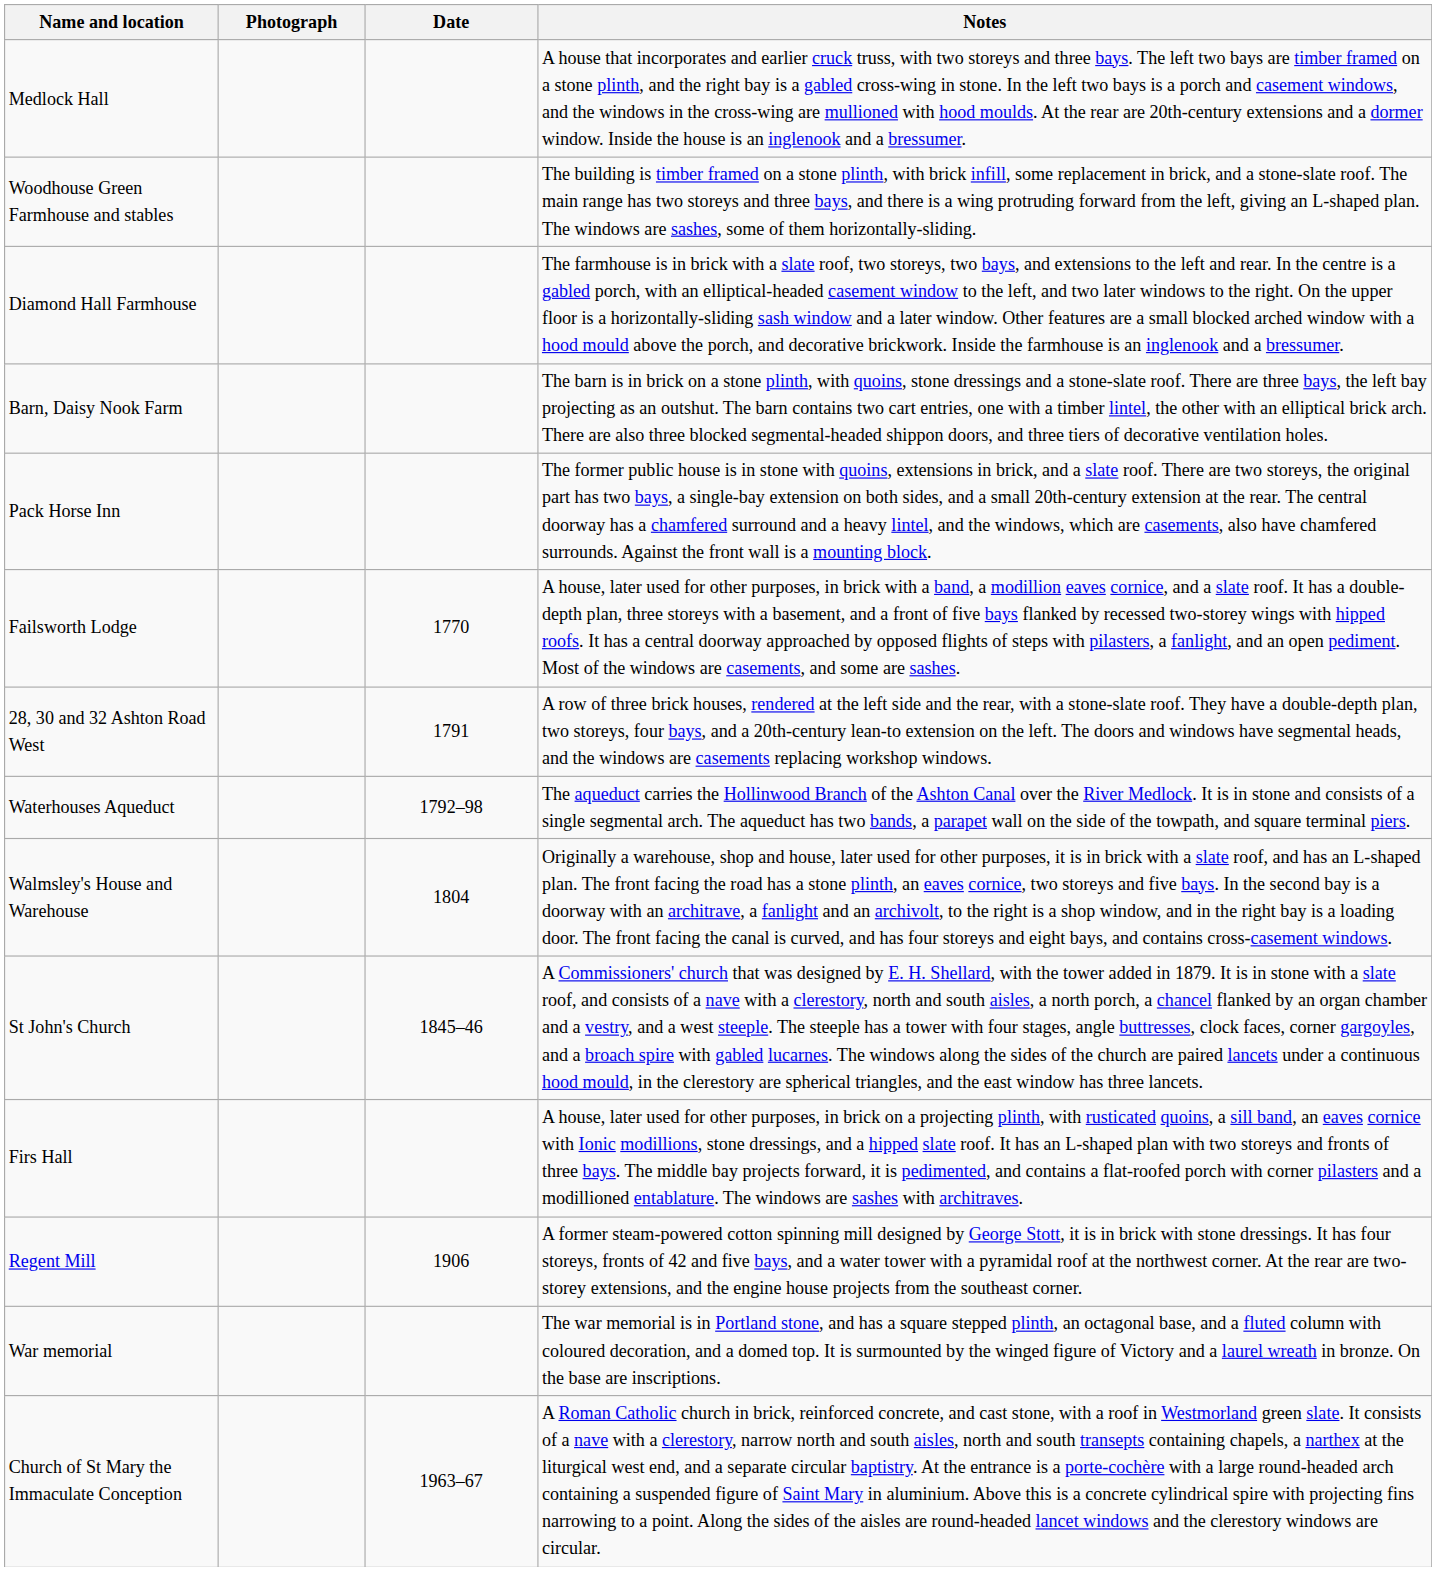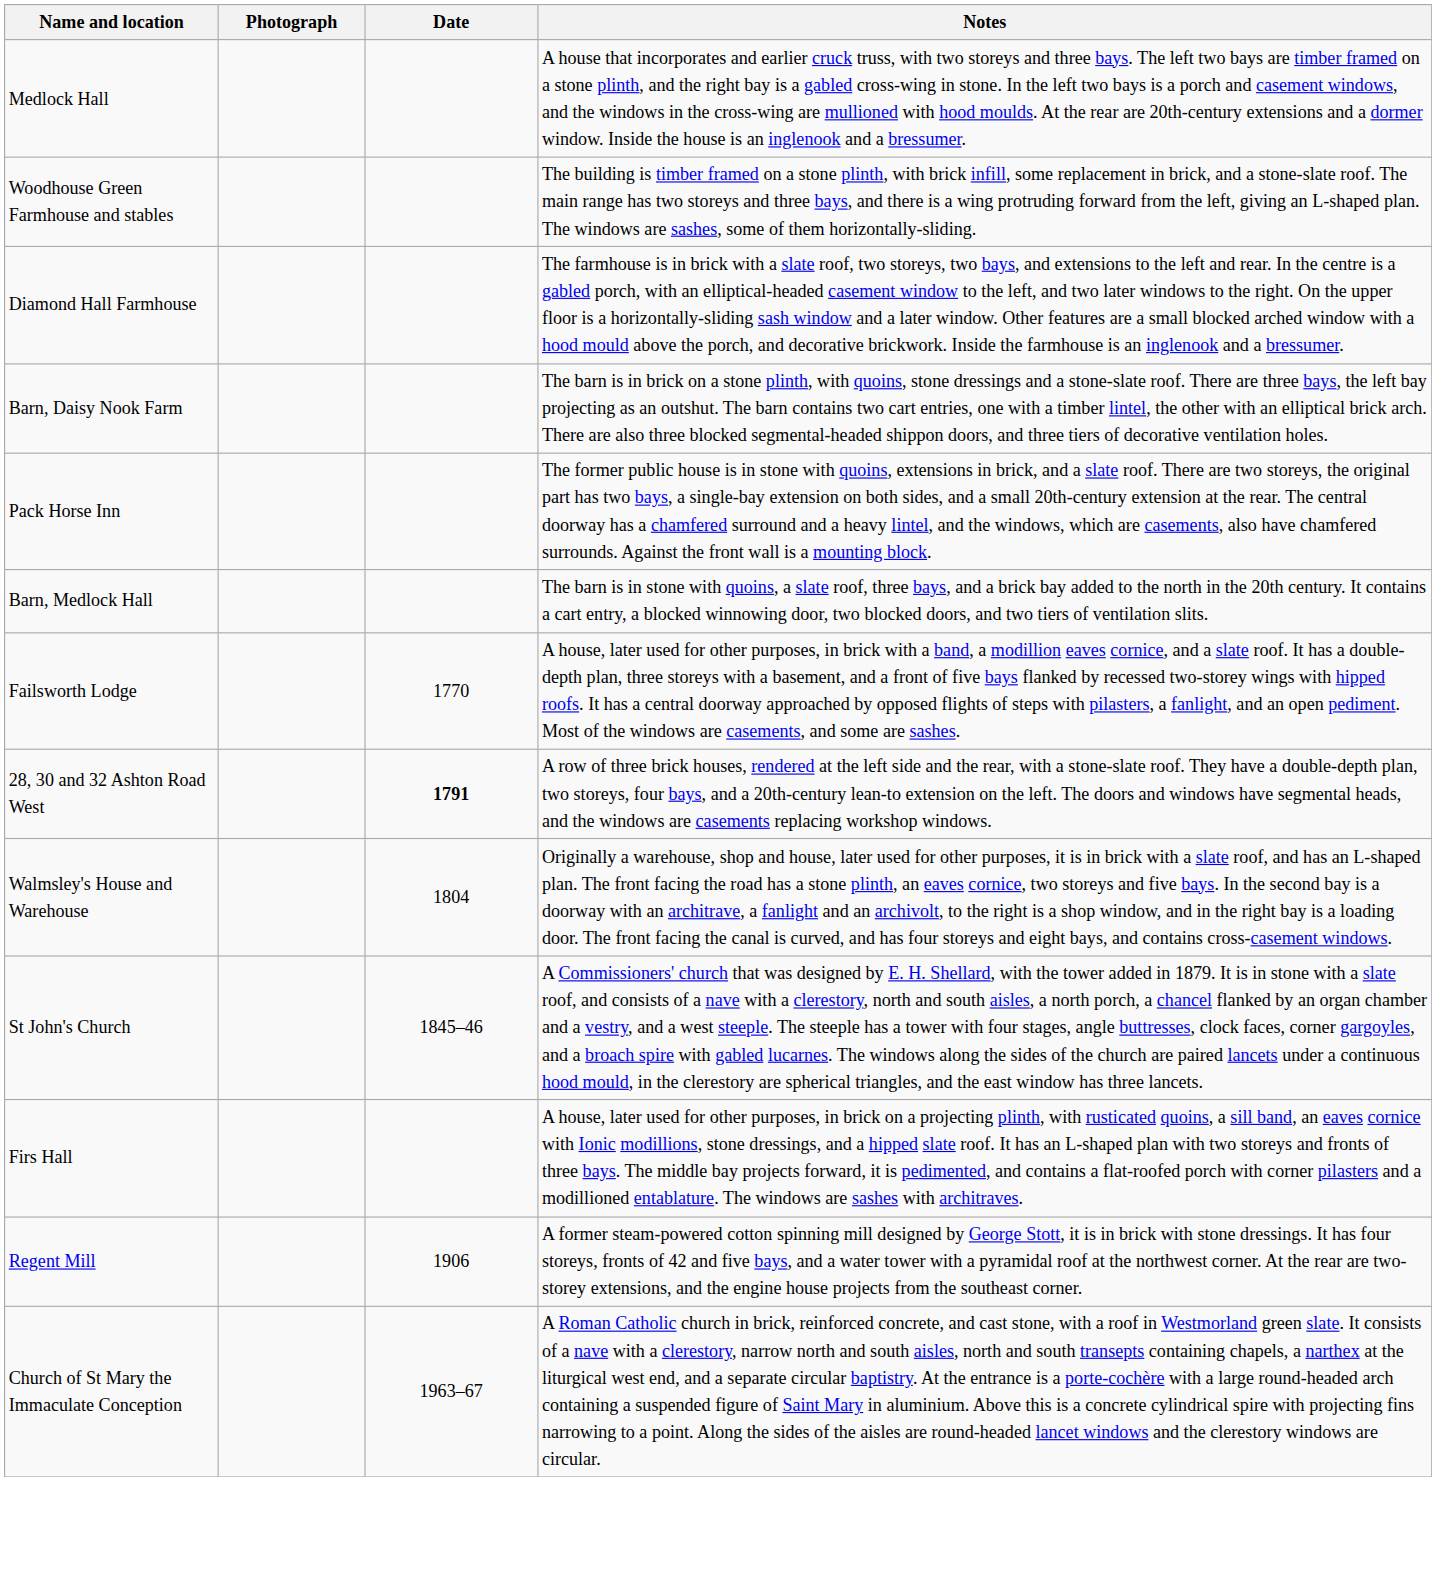+ row: (81, 601)
(451, 731) normal -> (451, 794) bold
- row: (92, 807)
- row: (60, 1350)
